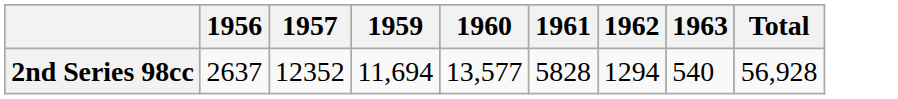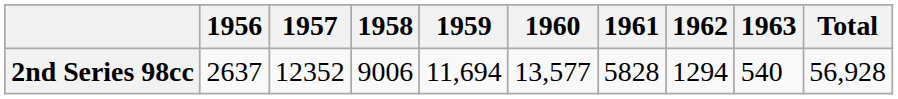+ column: (385, 26)
